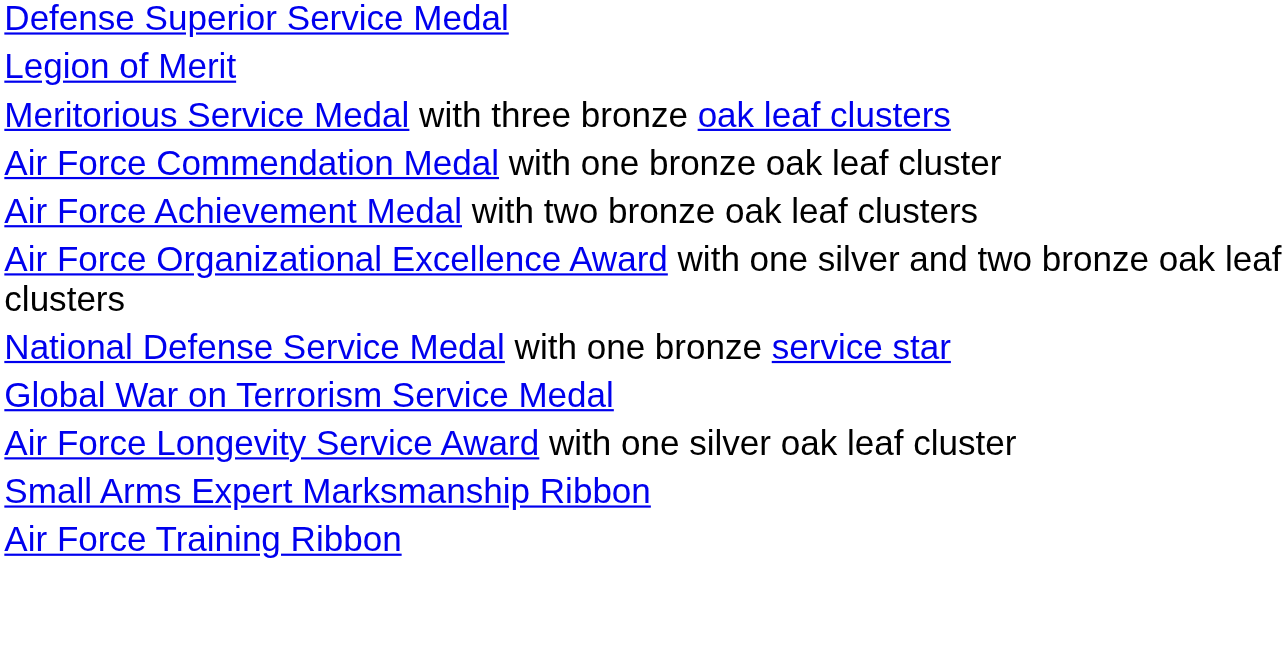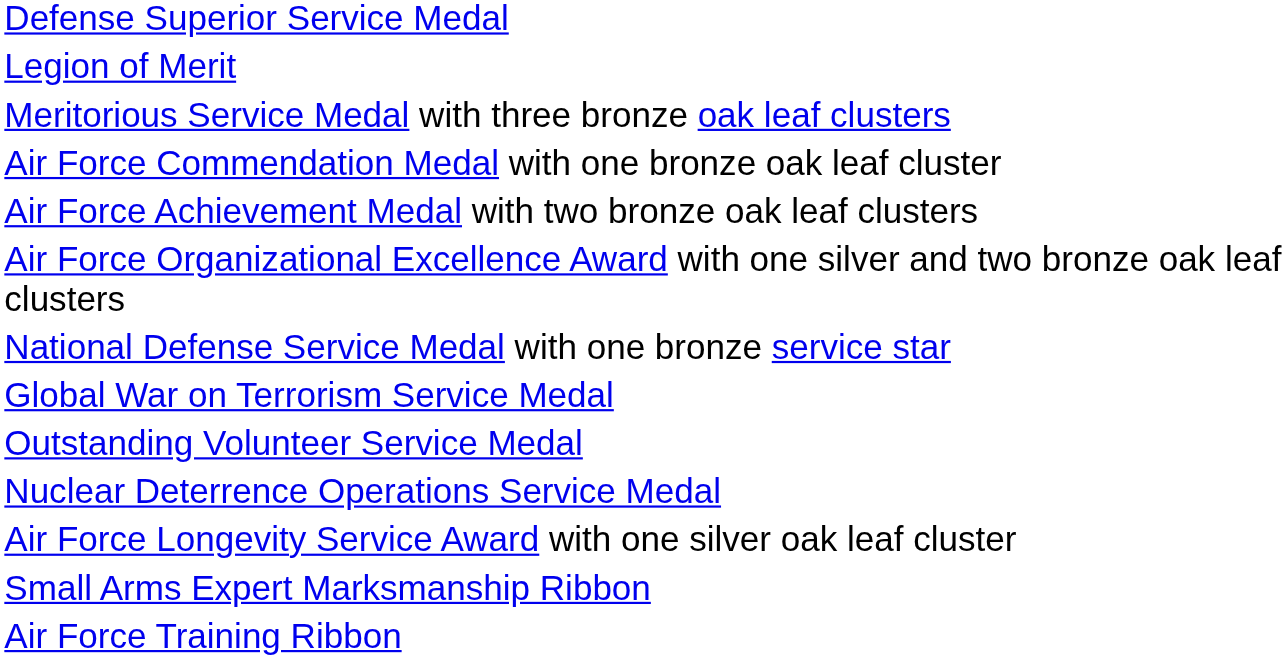+ row: (294, 443)
+ row: (363, 491)
